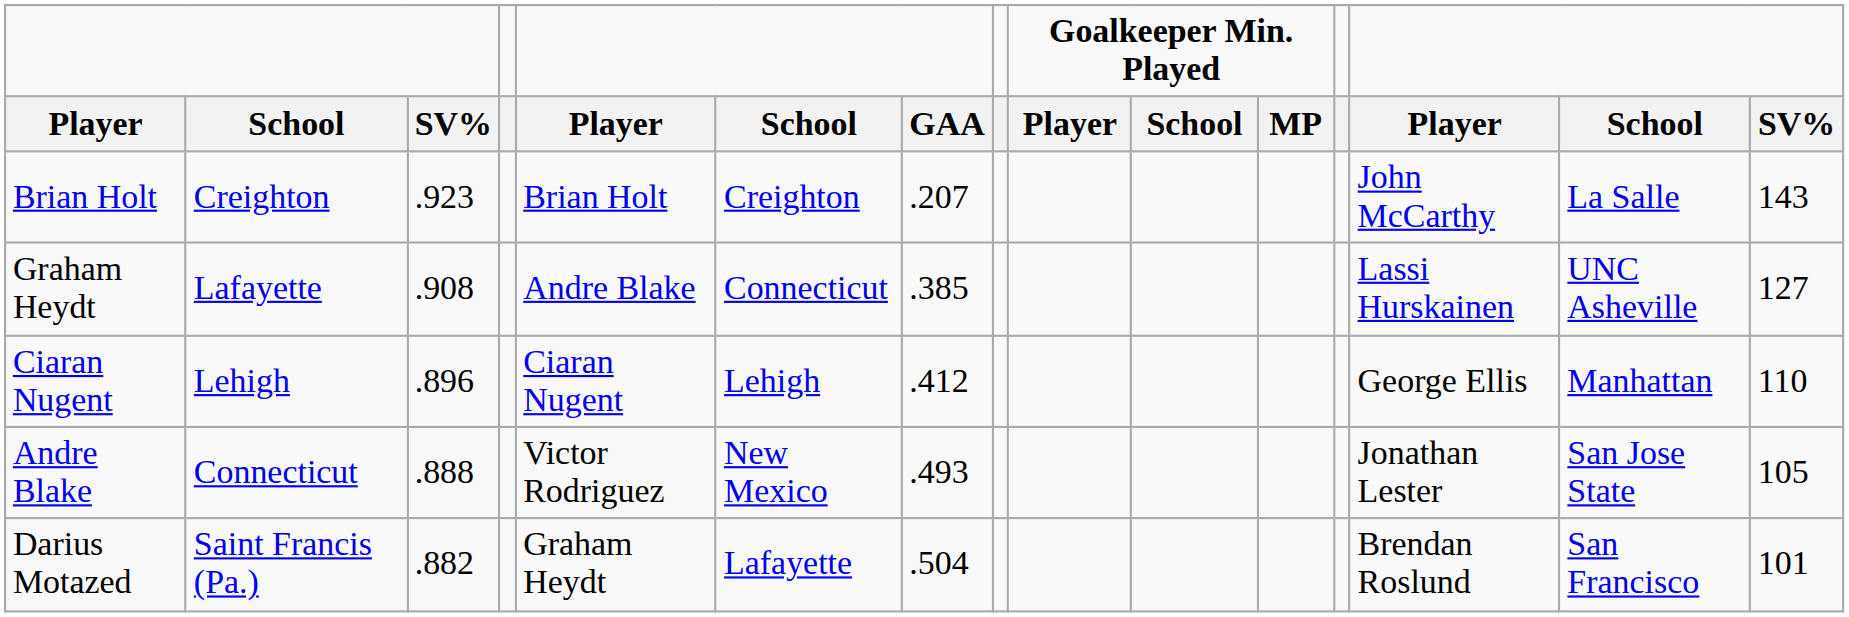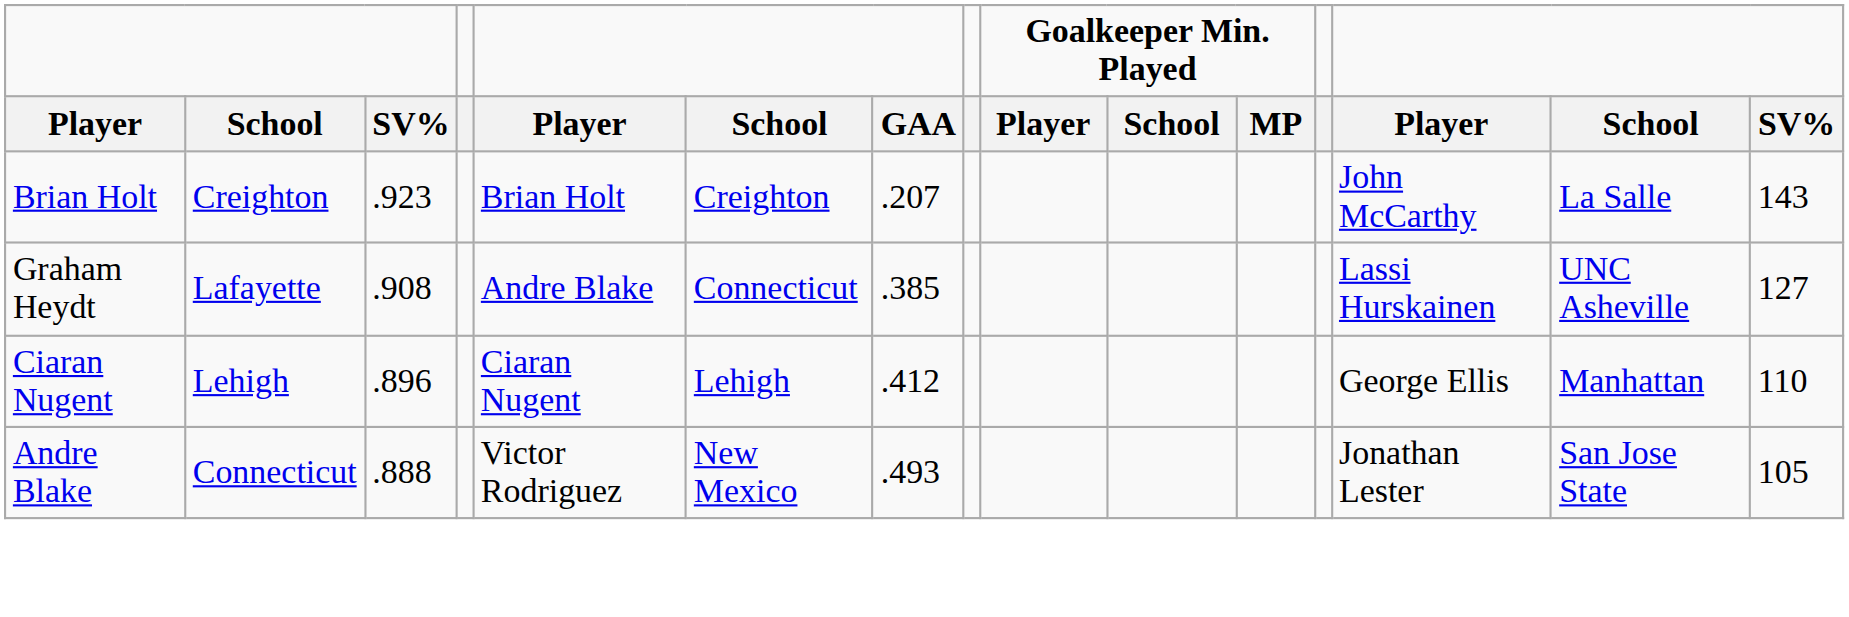- row: (72, 564)
